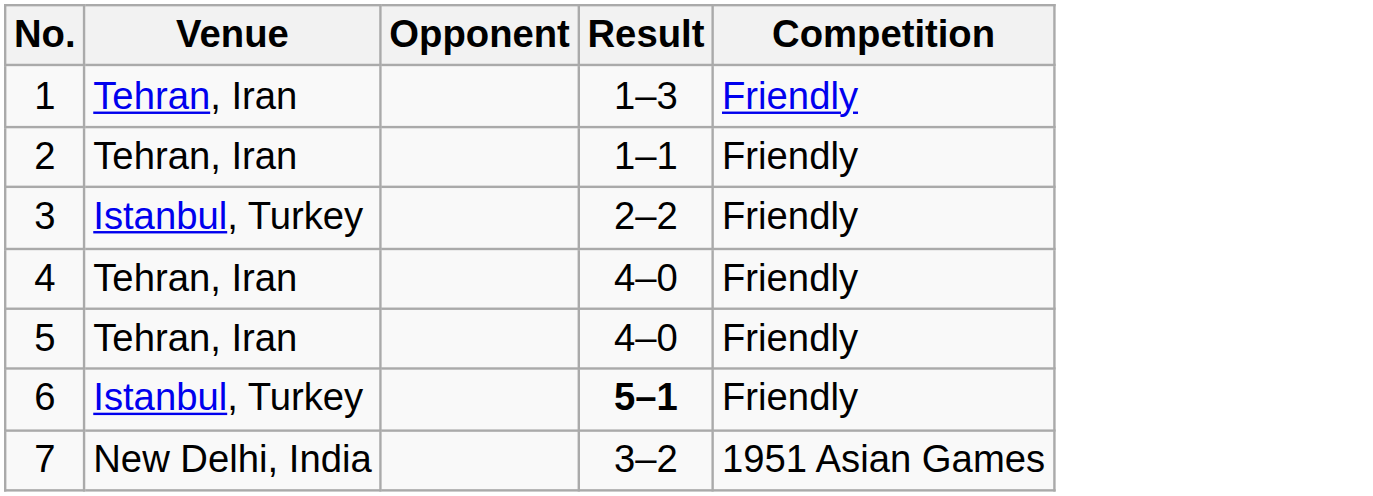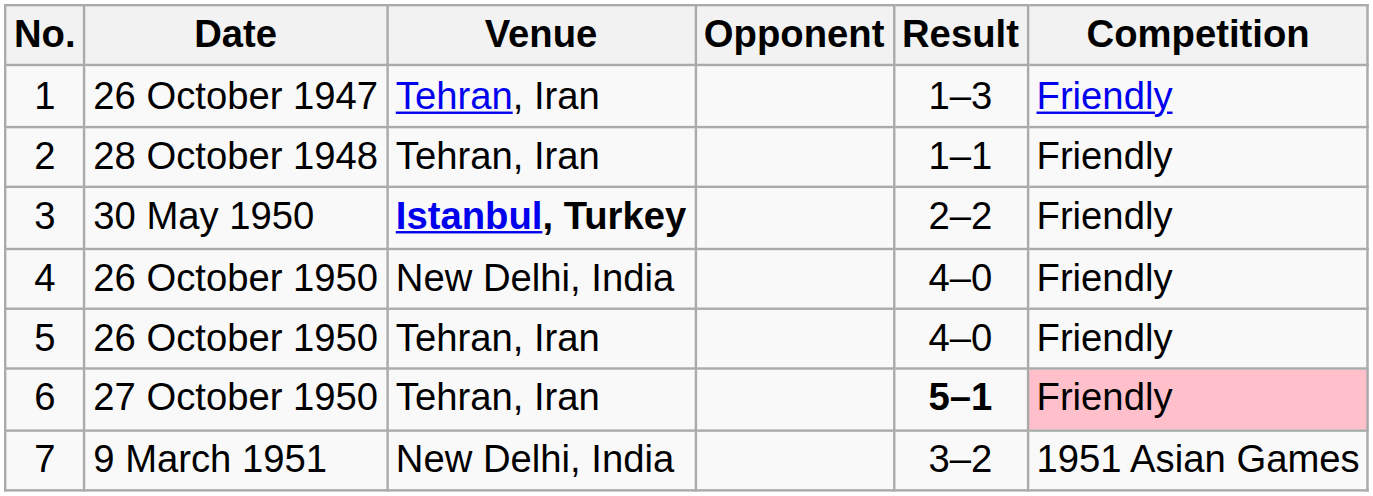+ column: (236, 34)
(228, 216) normal -> (541, 216) bold
(195, 277) Tehran, Iran -> (535, 277) New Delhi, India
(228, 398) Istanbul, Turkey -> (498, 398) Tehran, Iran
(790, 398) no background -> (1105, 398) pink background
